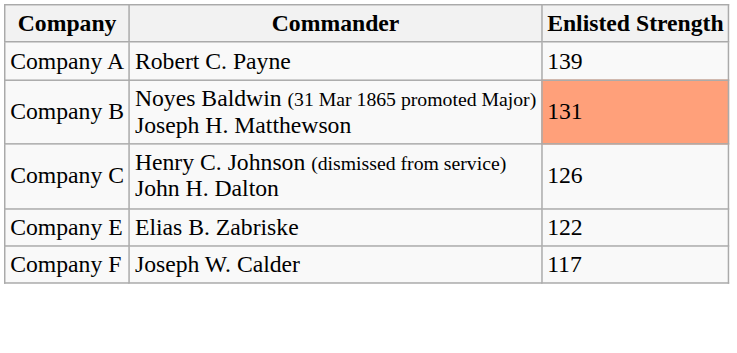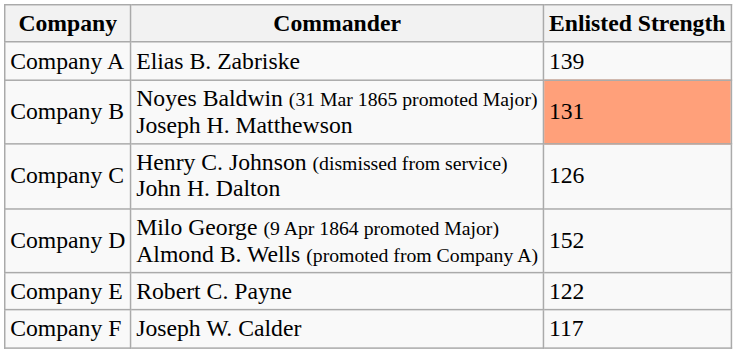(213, 60) Robert C. Payne -> (218, 60) Elias B. Zabriske
+ row: (68, 240)
(217, 226) Elias B. Zabriske -> (214, 290) Robert C. Payne
